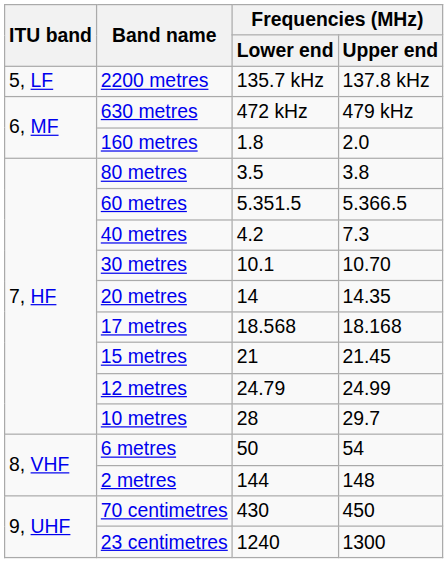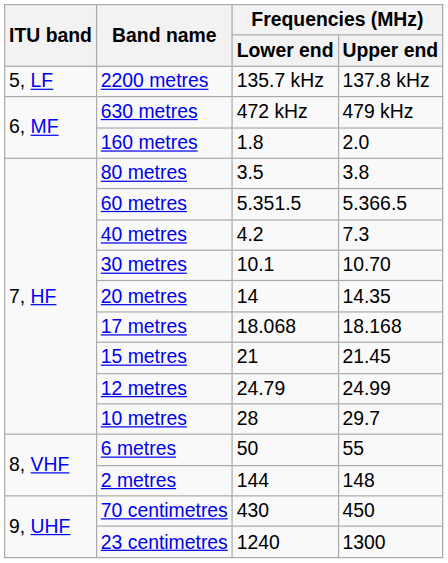(266, 326) 18.568 -> (266, 326) 18.068
(353, 449) 54 -> (353, 449) 55
